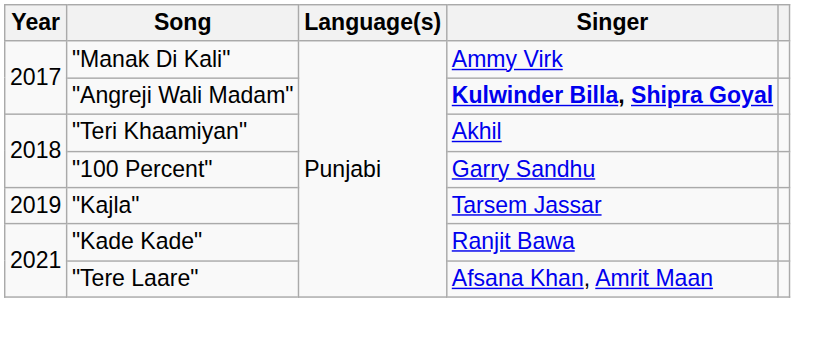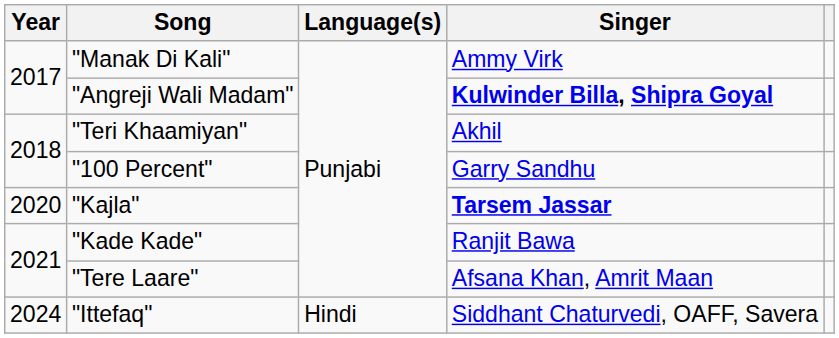(36, 205) 2019 -> (36, 205) 2020
(527, 205) normal -> (532, 205) bold
+ row: (112, 315)
